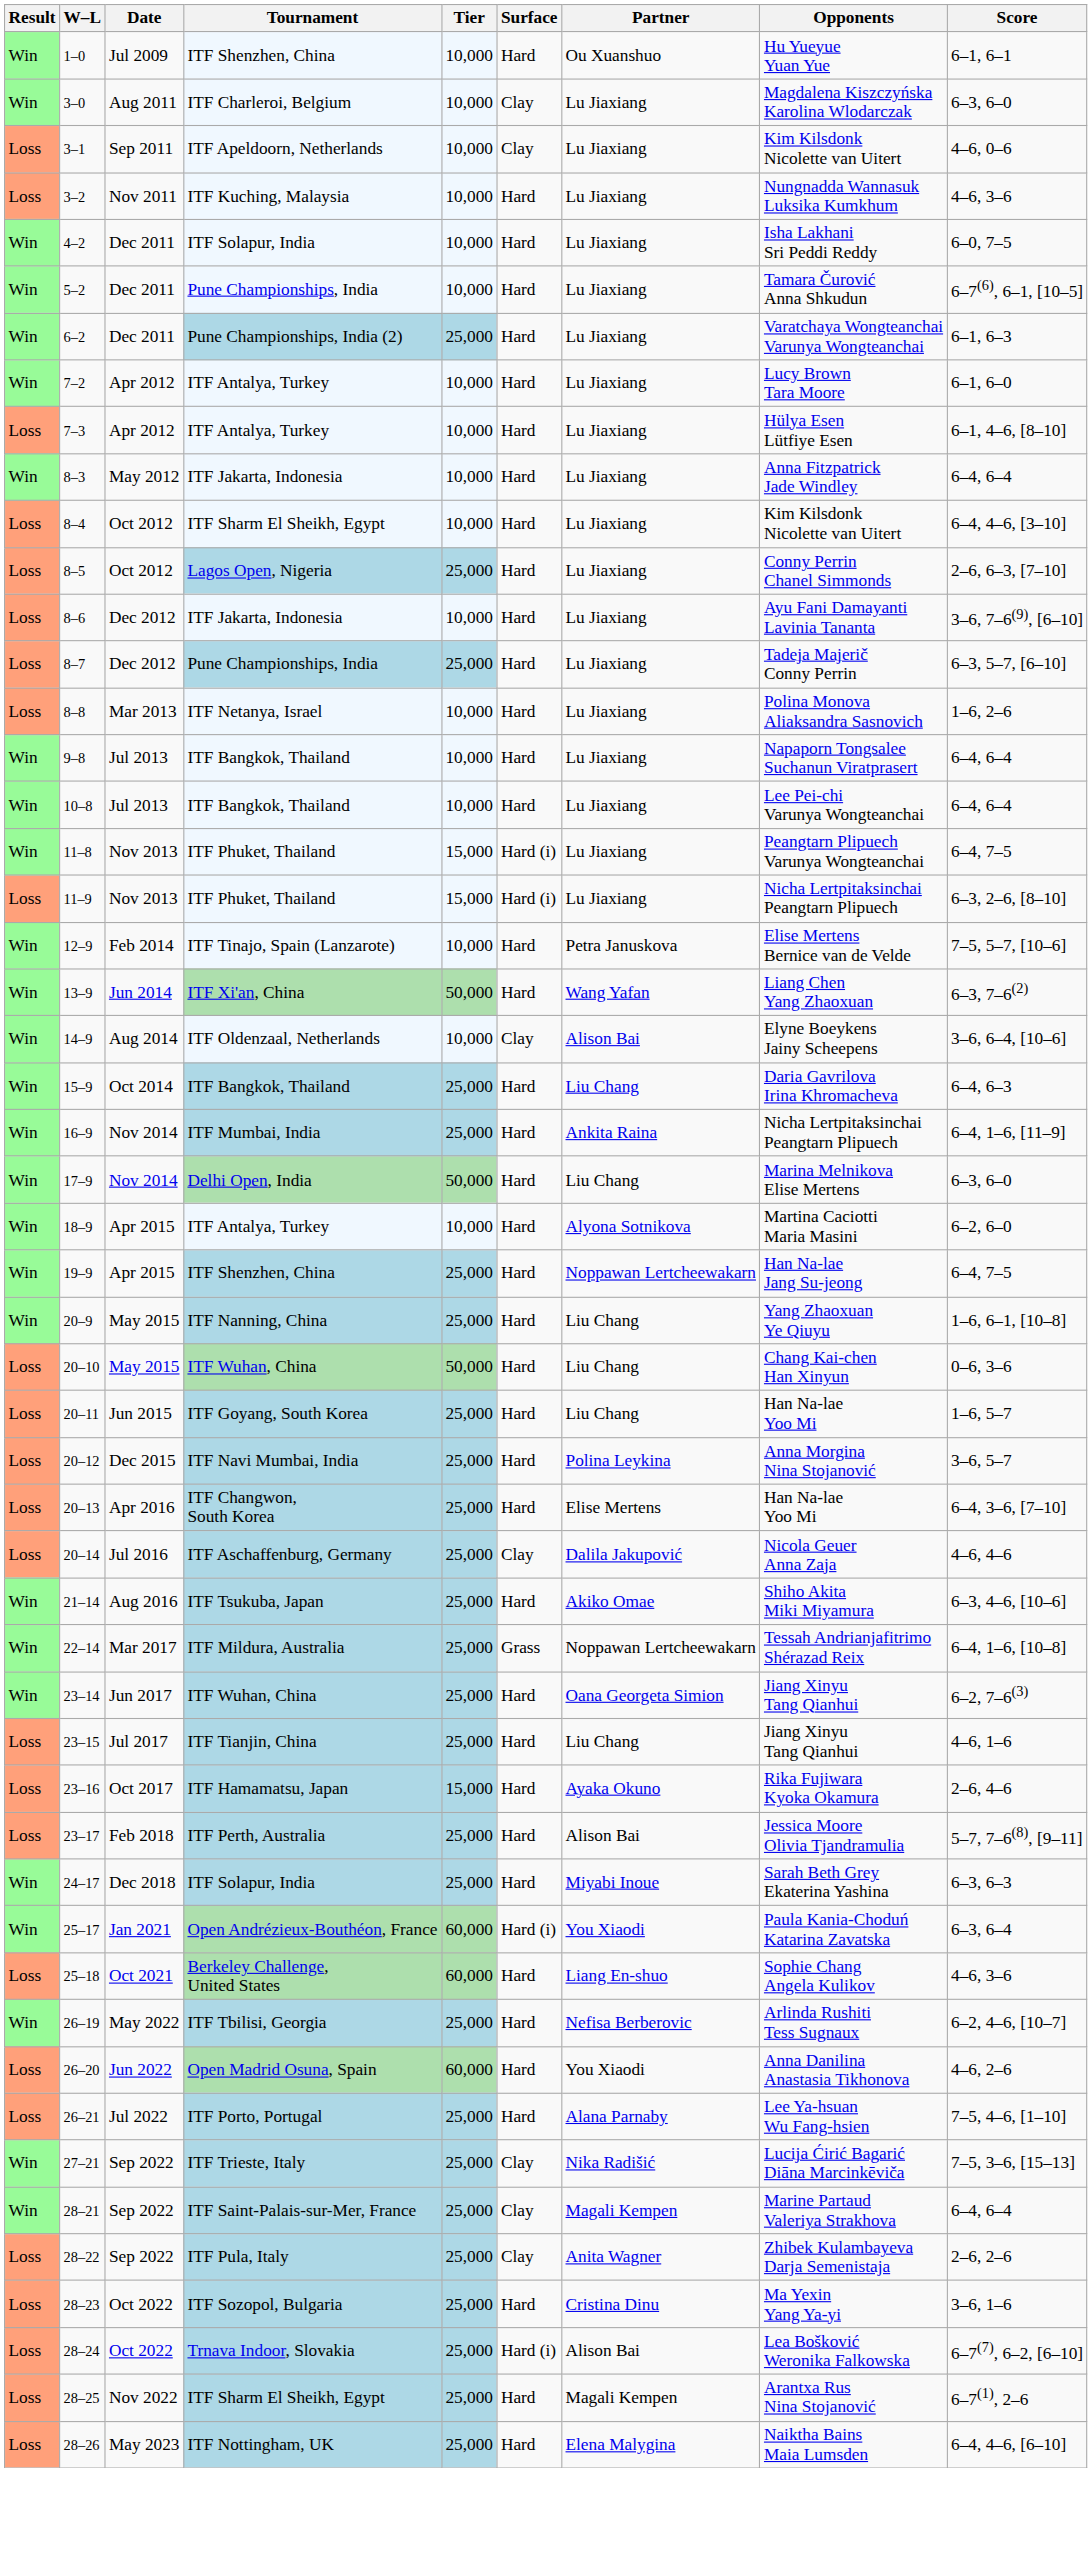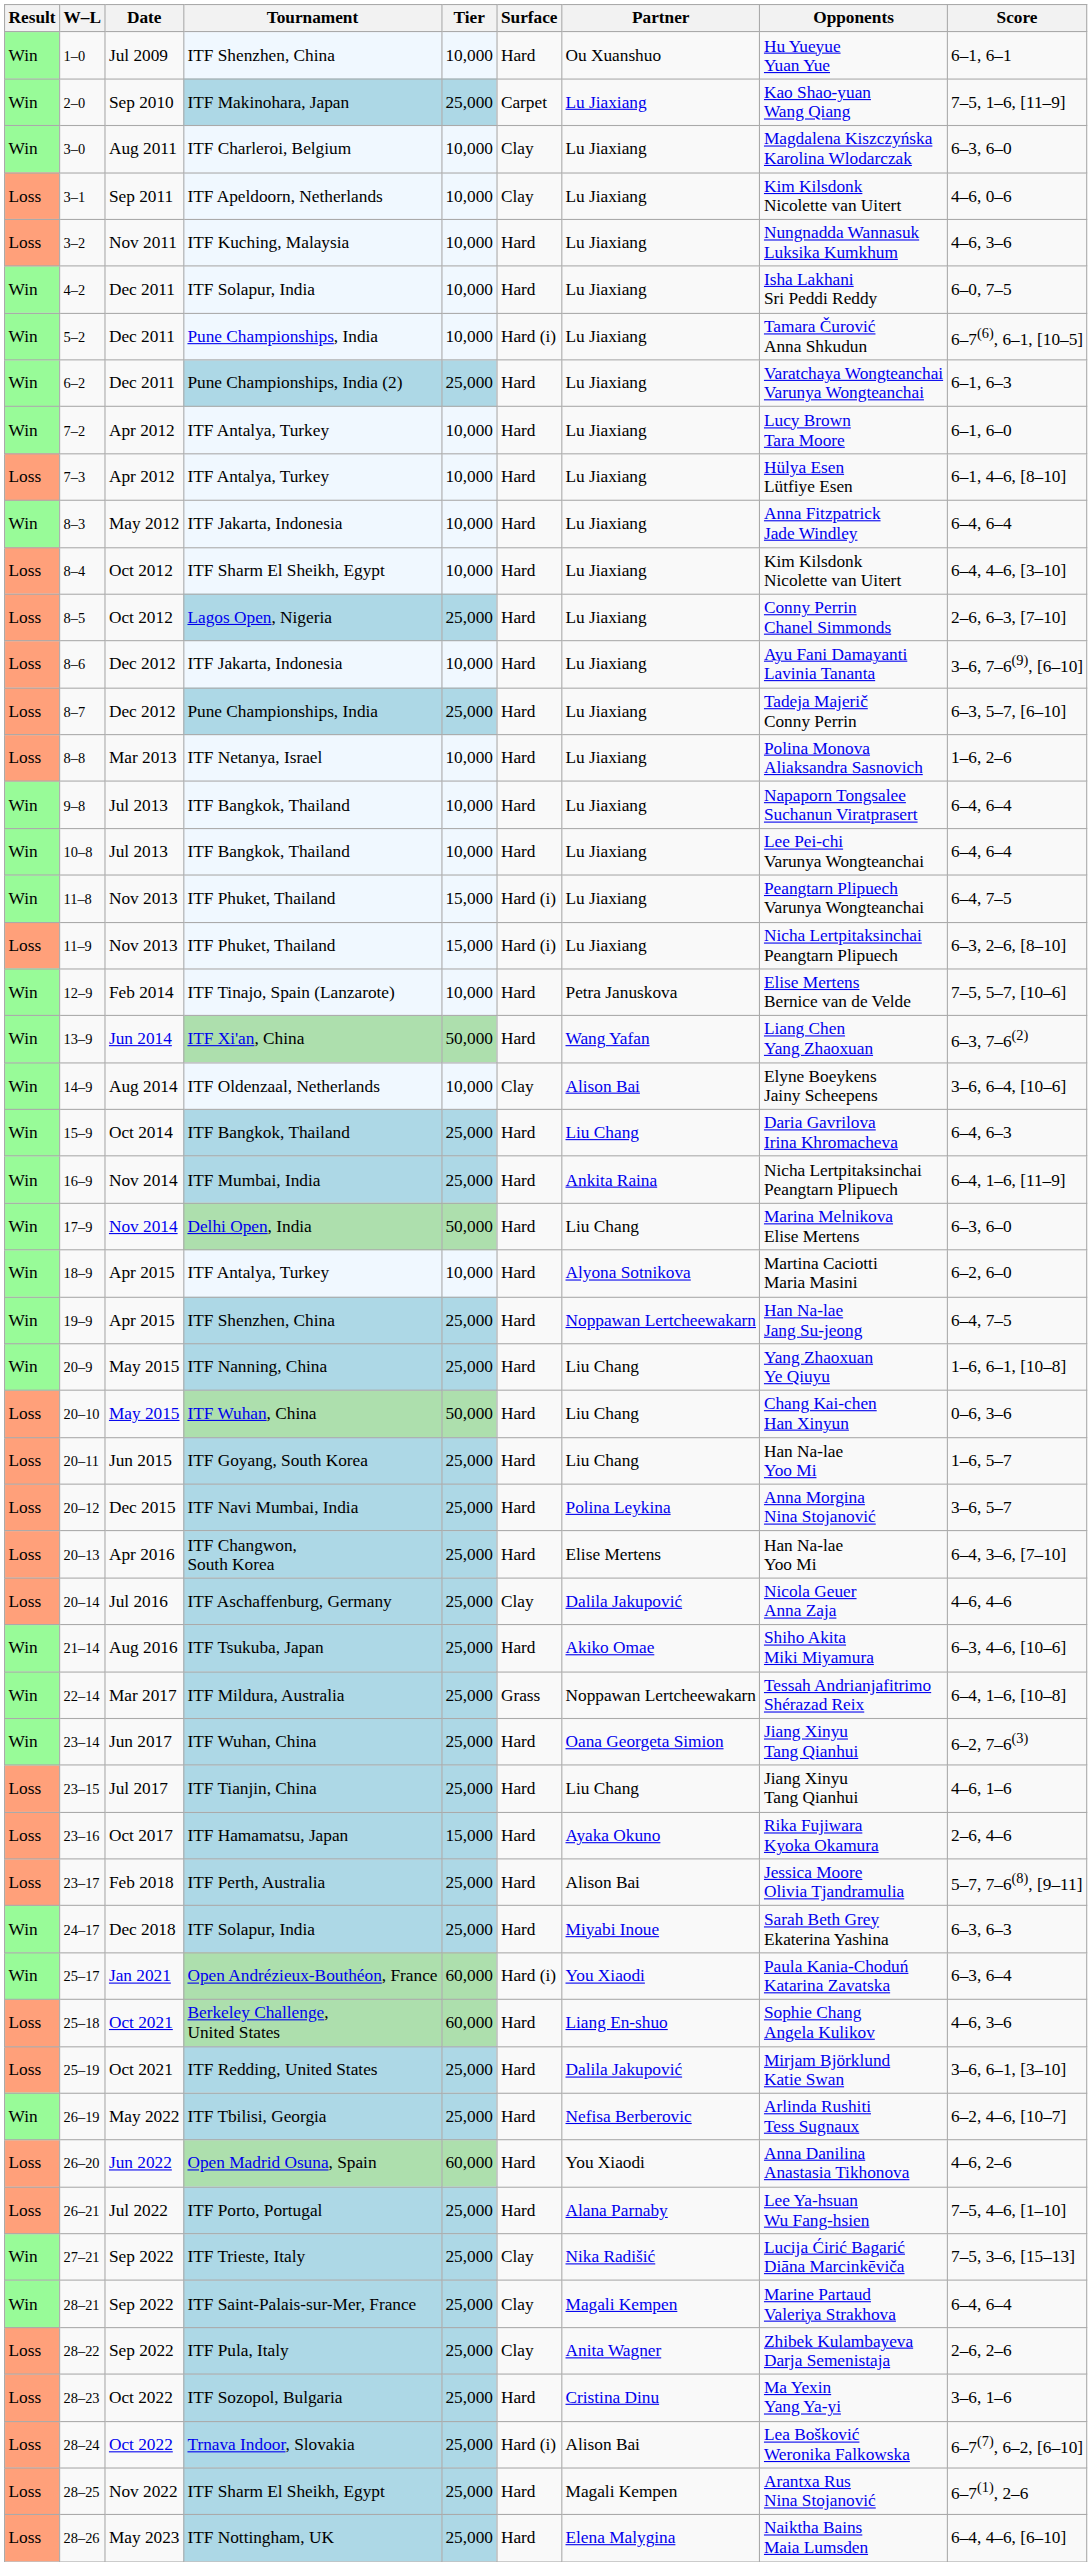+ row: (74, 103)
(518, 289) Hard -> (529, 336) Hard (i)
+ row: (82, 2070)
